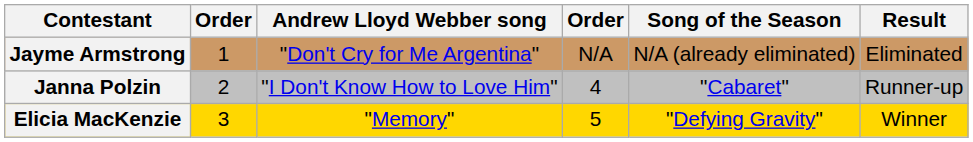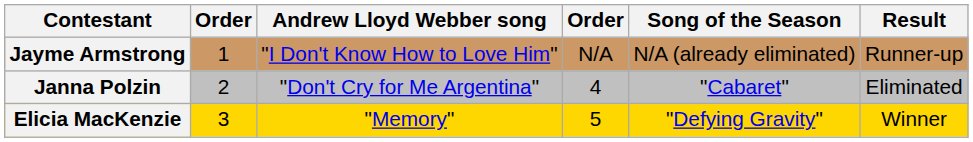(409, 53) "Don't Cry for Me Argentina" -> (409, 53) "I Don't Know How to Love Him"
(914, 53) Eliminated -> (914, 53) Runner-up
(409, 86) "I Don't Know How to Love Him" -> (409, 86) "Don't Cry for Me Argentina"
(914, 86) Runner-up -> (914, 86) Eliminated
